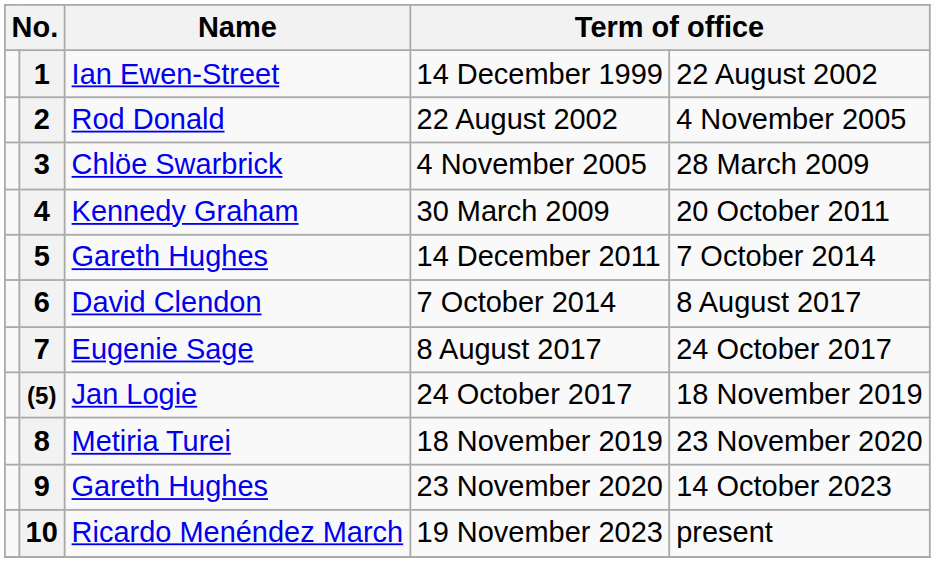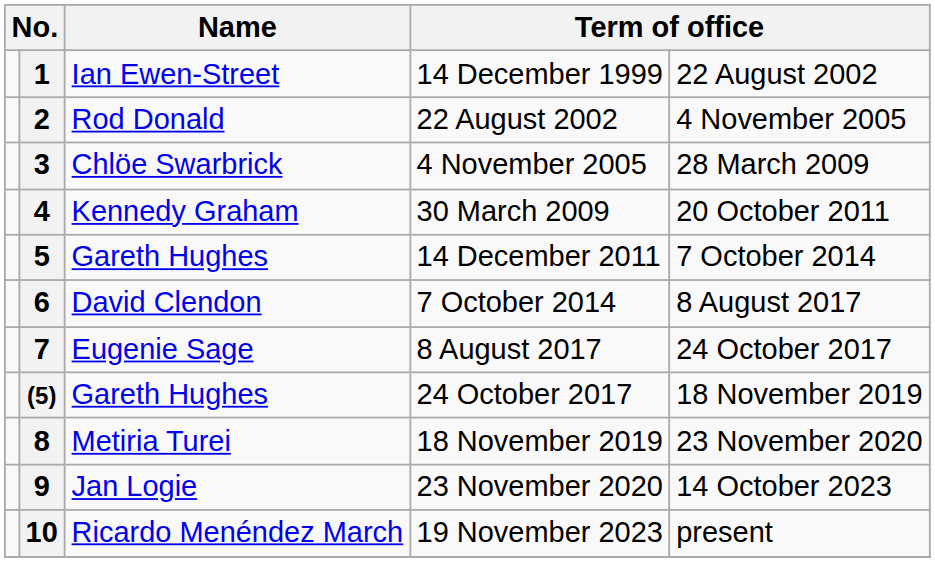(134, 394) Jan Logie -> (170, 394) Gareth Hughes
(170, 486) Gareth Hughes -> (134, 486) Jan Logie
